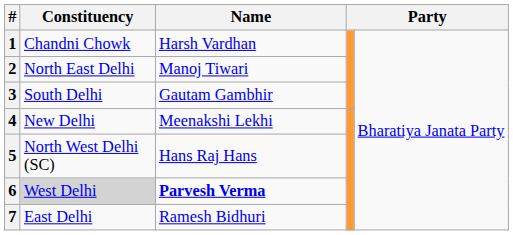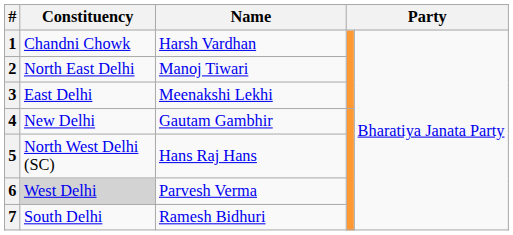(63, 95) South Delhi -> (58, 95) East Delhi
(216, 95) Gautam Gambhir -> (216, 95) Meenakshi Lekhi
(216, 120) Meenakshi Lekhi -> (216, 120) Gautam Gambhir
(212, 191) bold -> (208, 191) normal
(58, 216) East Delhi -> (63, 216) South Delhi
